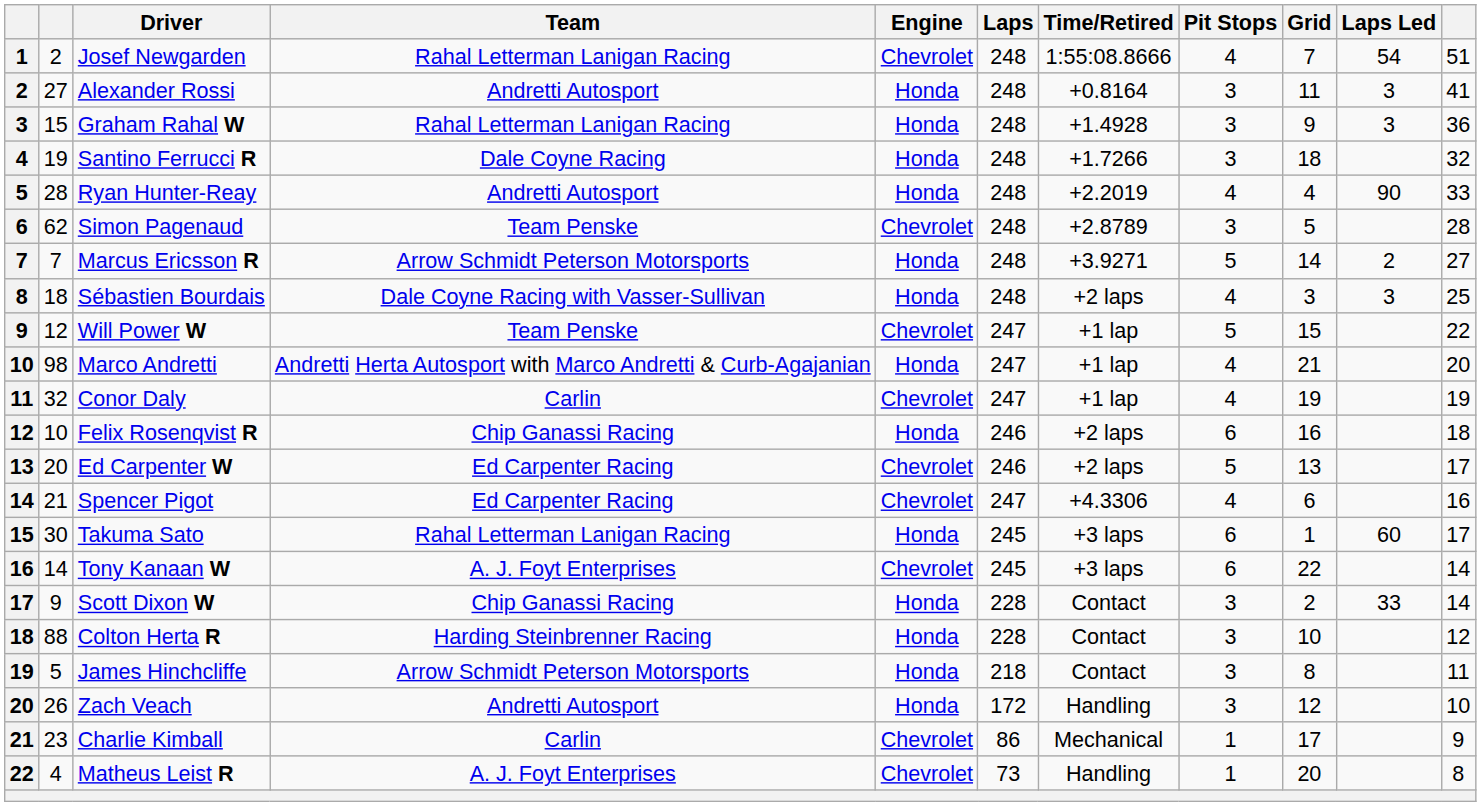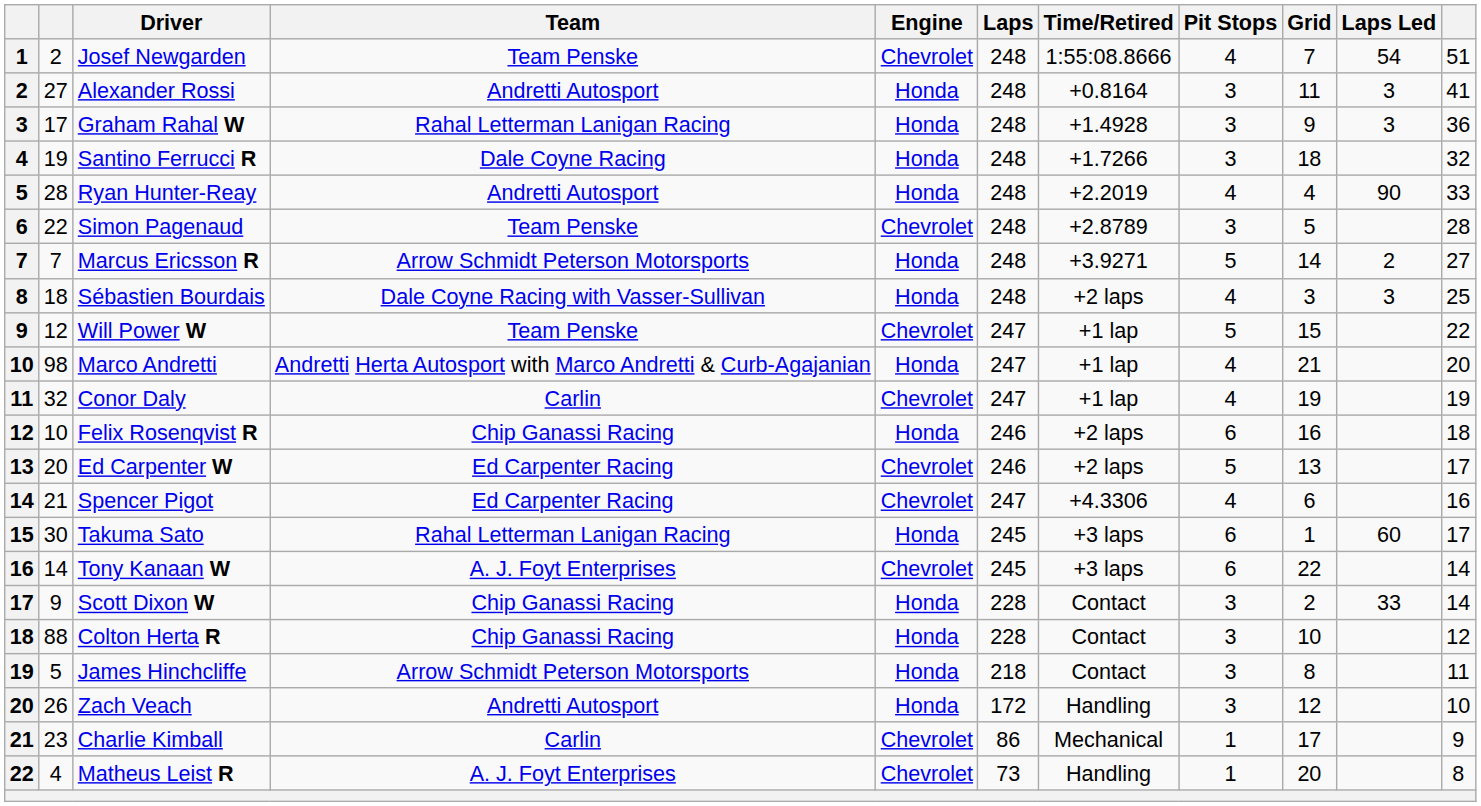(573, 56) Rahal Letterman Lanigan Racing -> (573, 56) Team Penske
(56, 124) 15 -> (56, 124) 17
(56, 227) 62 -> (56, 227) 22
(573, 637) Harding Steinbrenner Racing -> (573, 637) Chip Ganassi Racing
